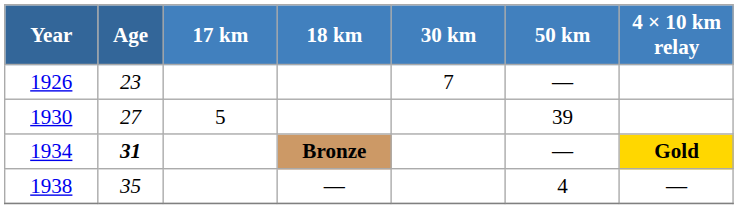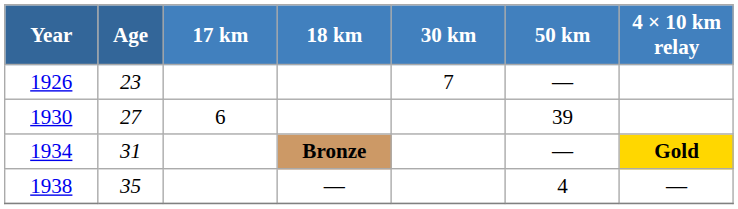(220, 116) 5 -> (220, 116) 6
(131, 151) bold -> (131, 151) normal
